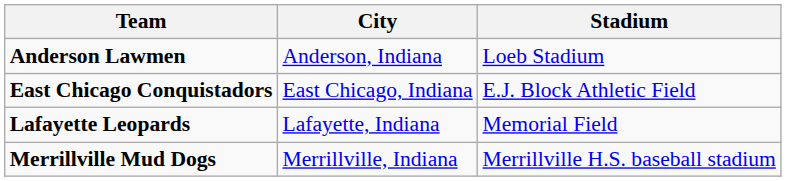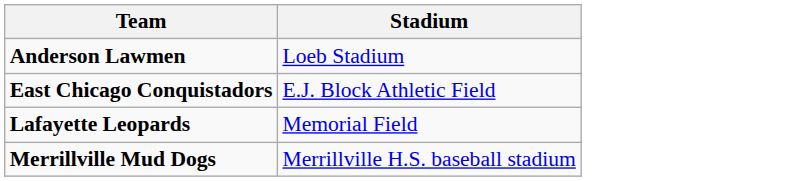- column: (378, 21)
